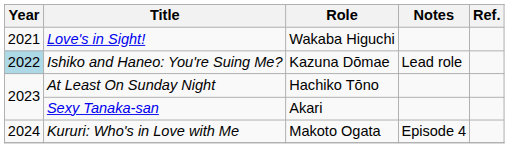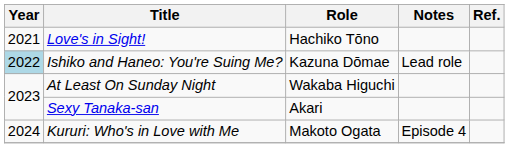(342, 39) Wakaba Higuchi -> (334, 39) Hachiko Tōno
(334, 85) Hachiko Tōno -> (342, 85) Wakaba Higuchi
